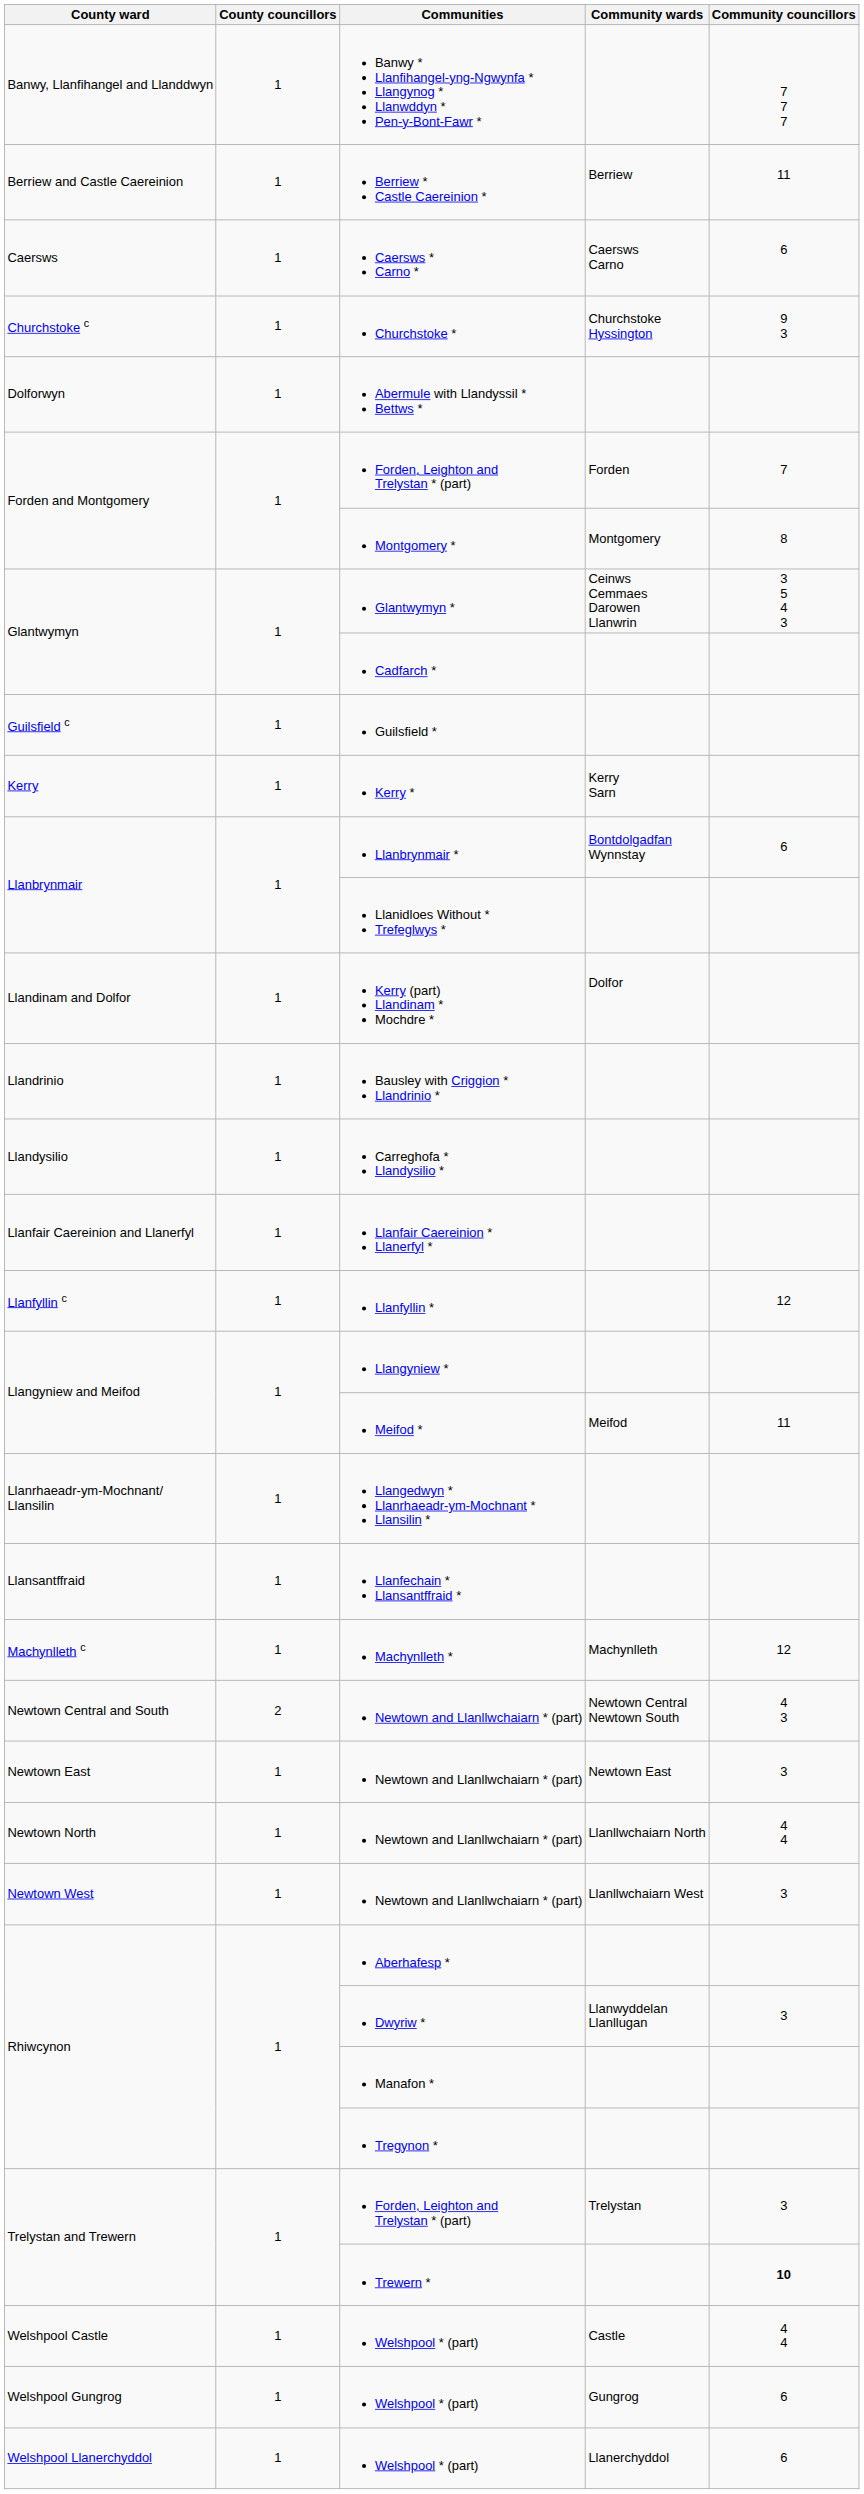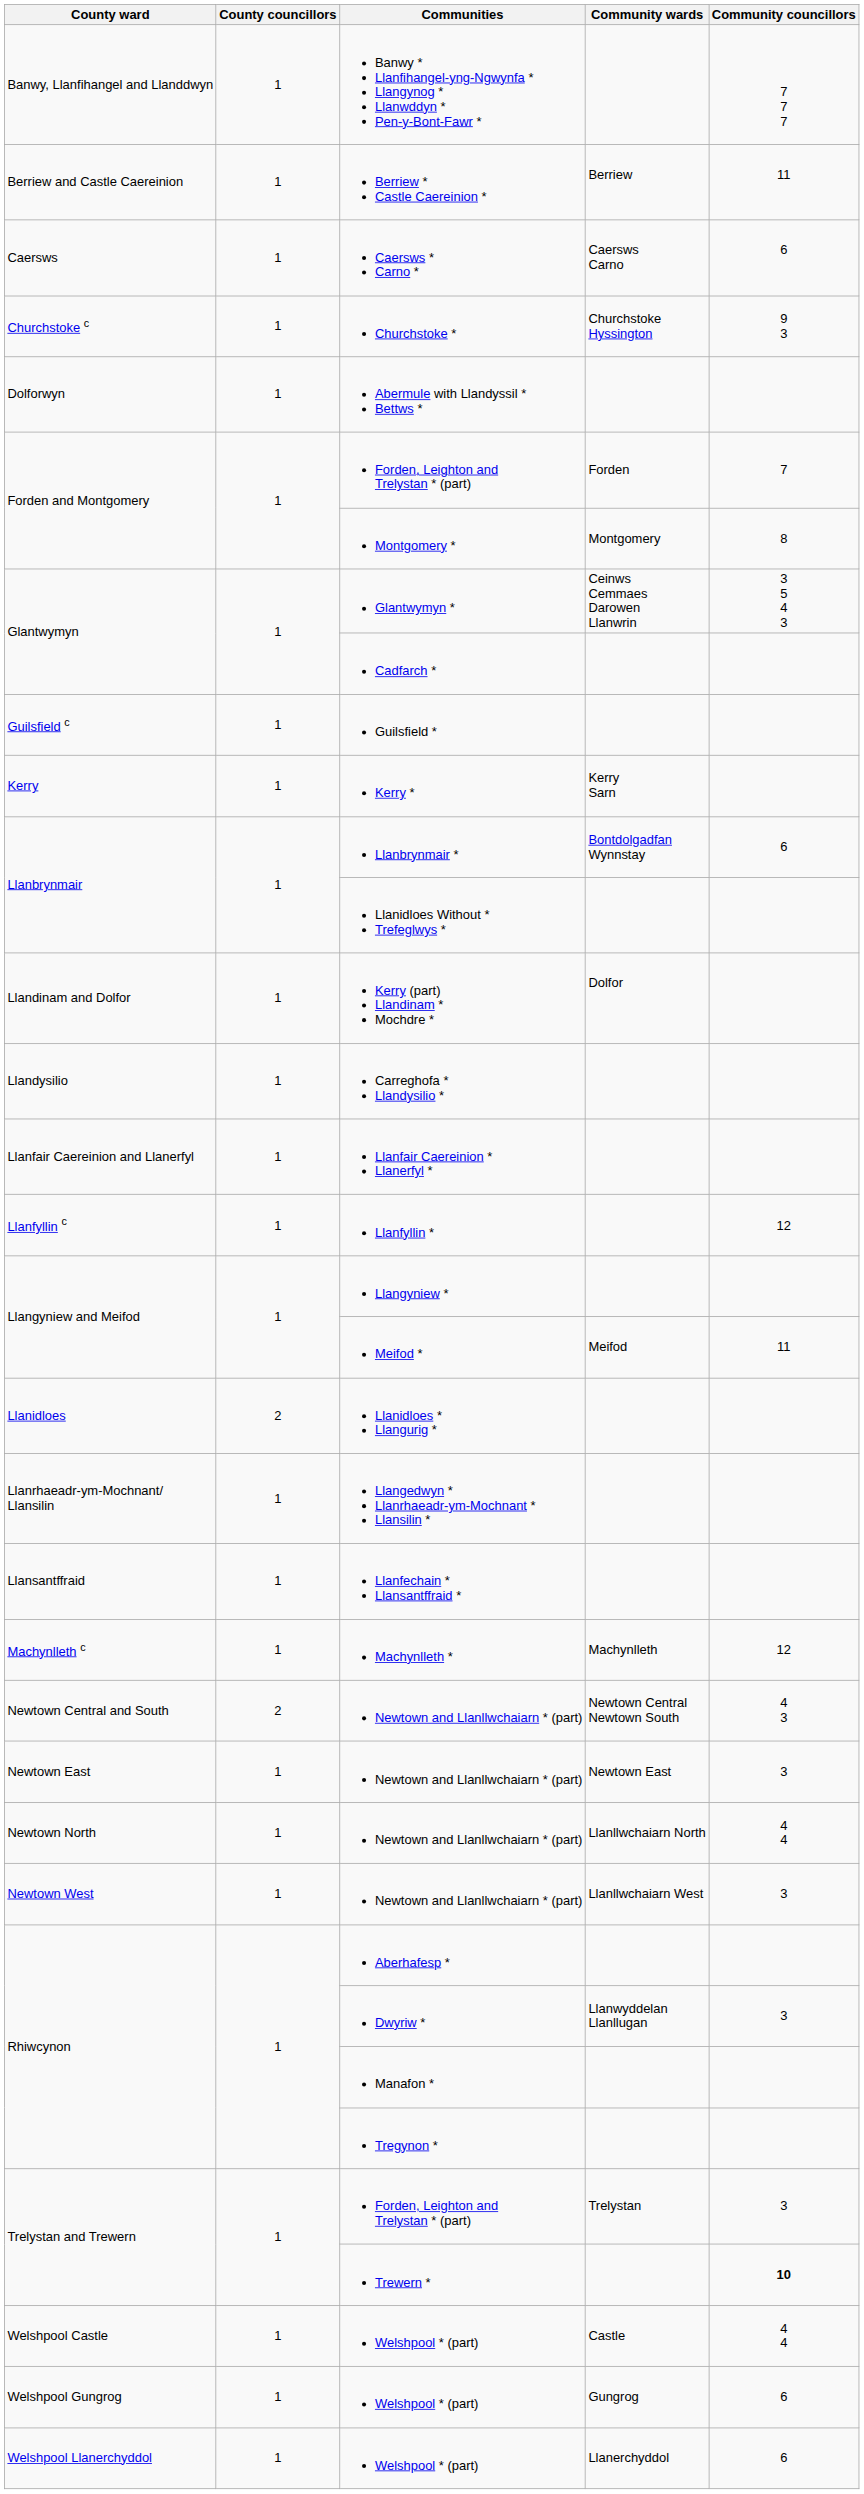- row: (35, 1081)
+ row: (37, 1415)
